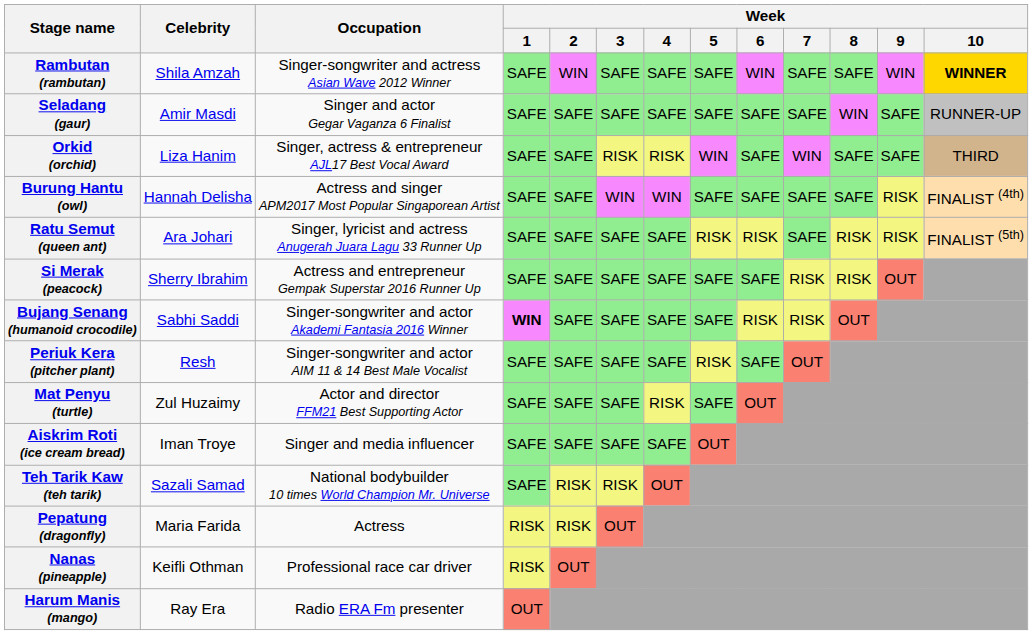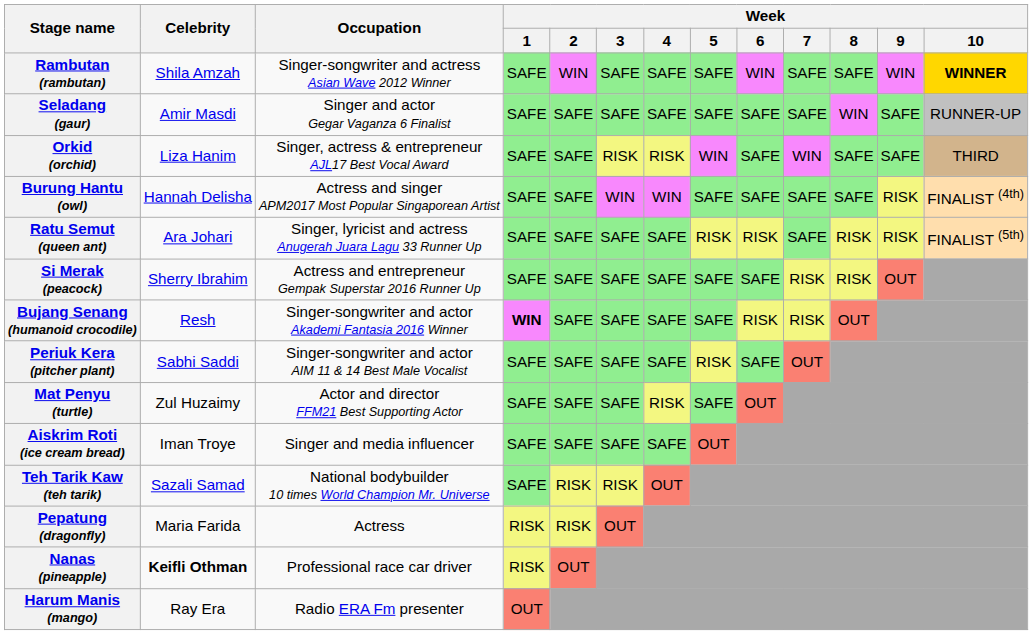(198, 320) Sabhi Saddi -> (198, 320) Resh
(198, 361) Resh -> (198, 361) Sabhi Saddi
(198, 567) normal -> (198, 567) bold
